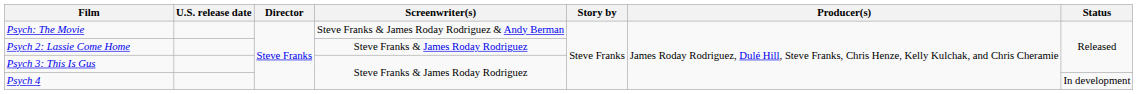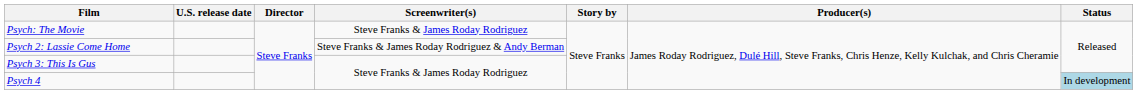(441, 30) Steve Franks & James Roday Rodriguez & Andy Berman -> (441, 30) Steve Franks & James Roday Rodriguez
(441, 47) Steve Franks & James Roday Rodriguez -> (441, 47) Steve Franks & James Roday Rodriguez & Andy Berman
(1097, 81) no background -> (1097, 81) lightblue background
